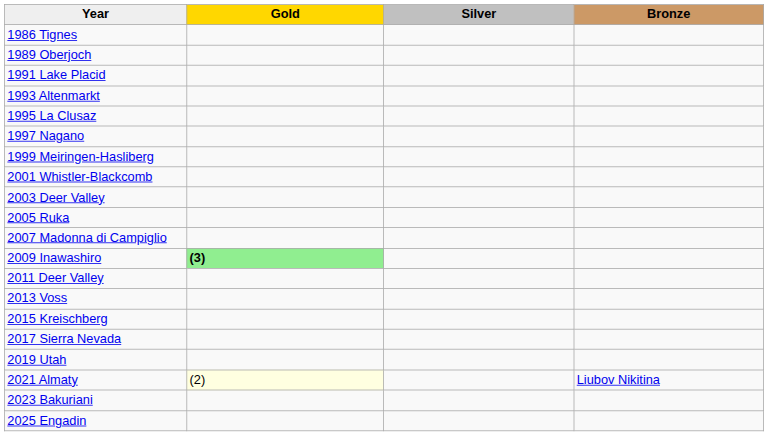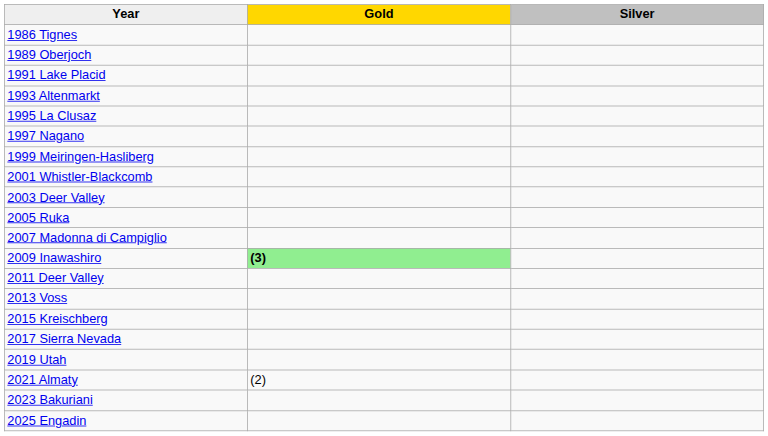- column: (669, 14)
(197, 380) lightyellow background -> (258, 380) no background
